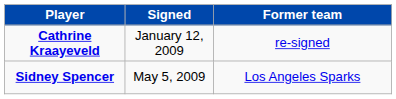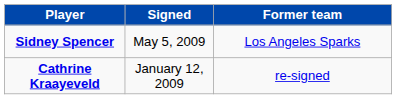rows swapped: (65, 43) <-> (65, 77)
